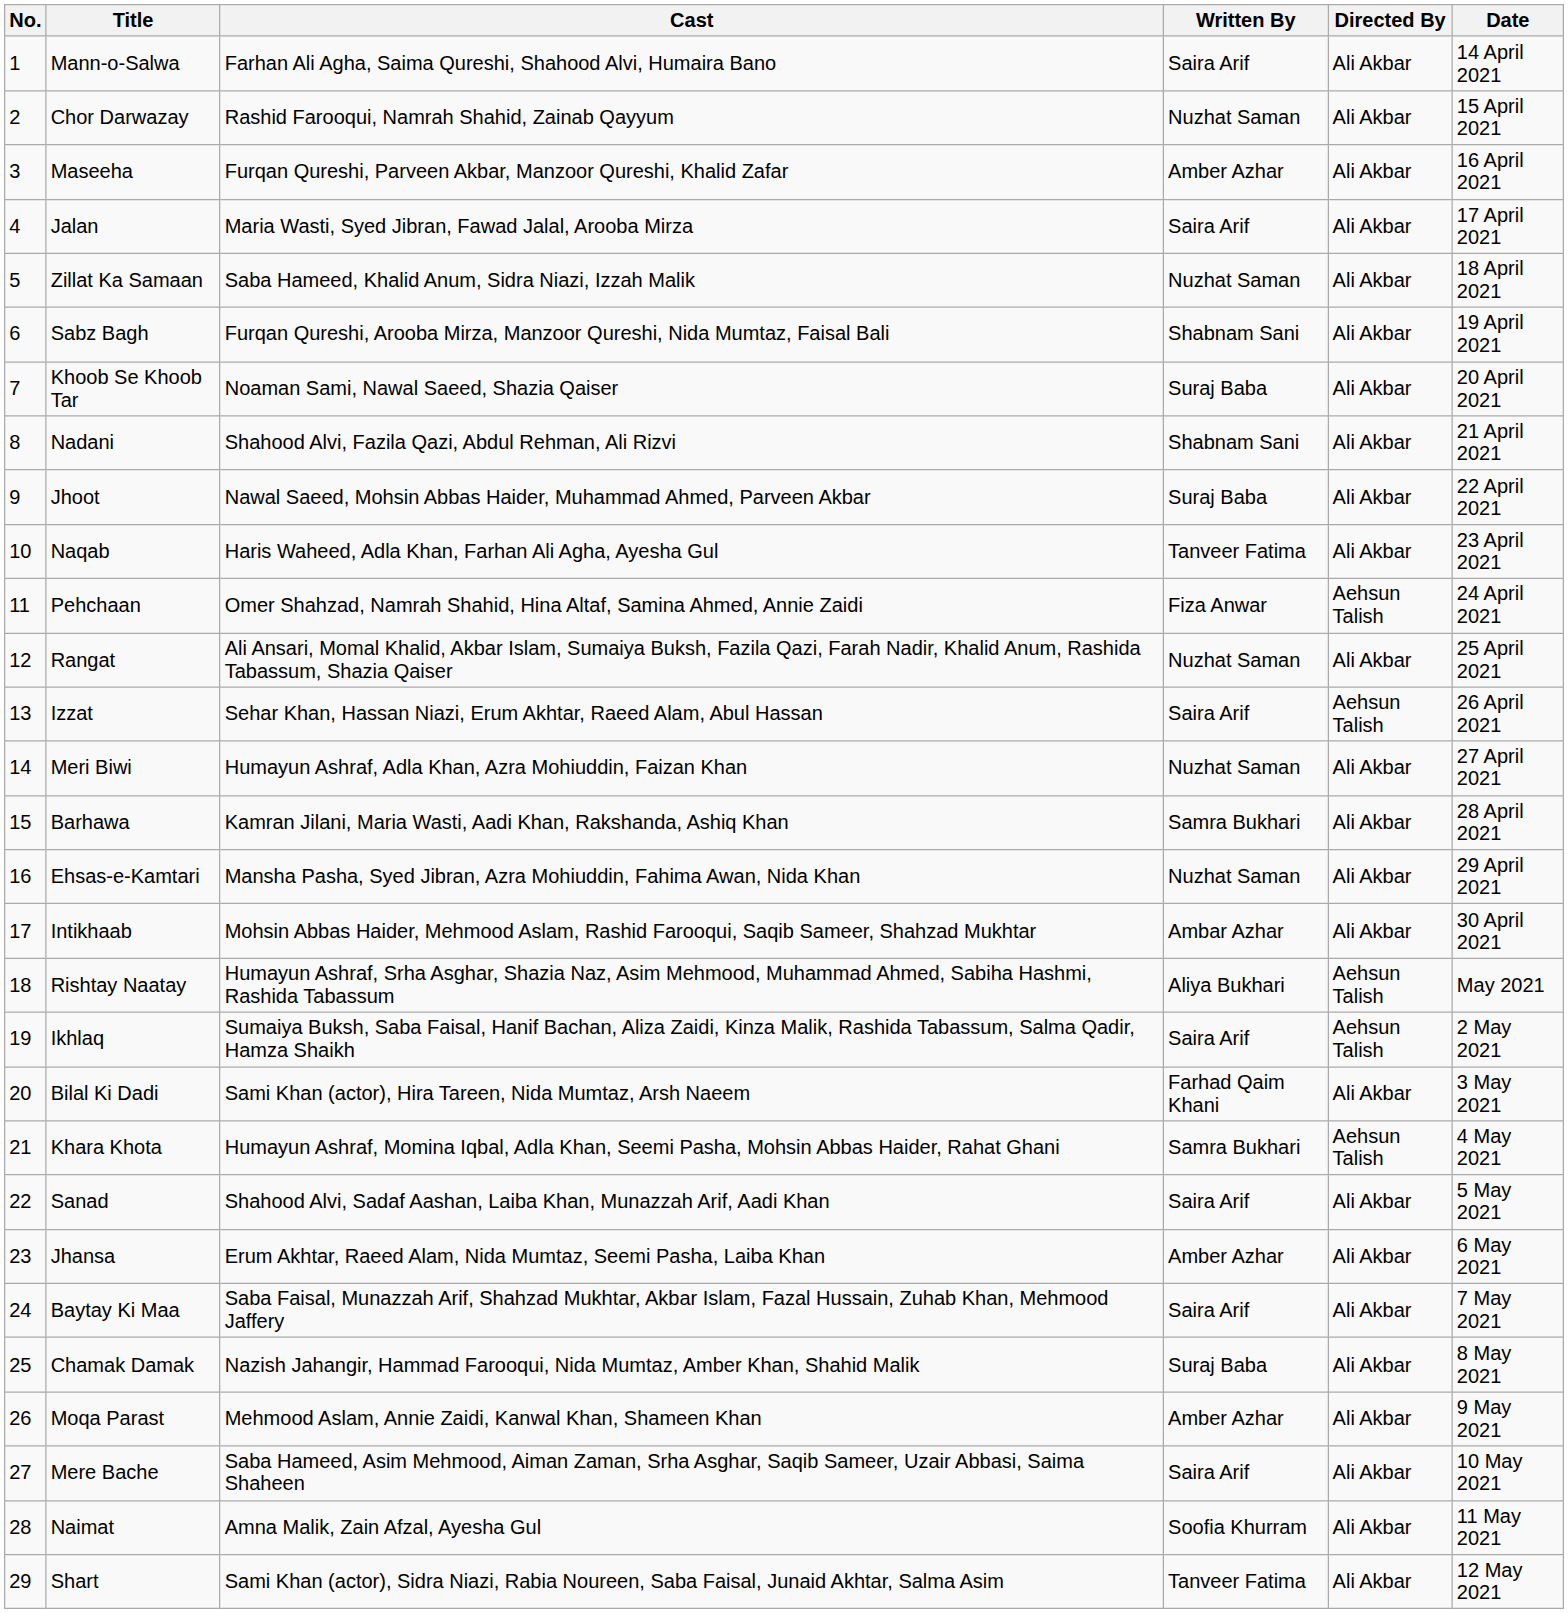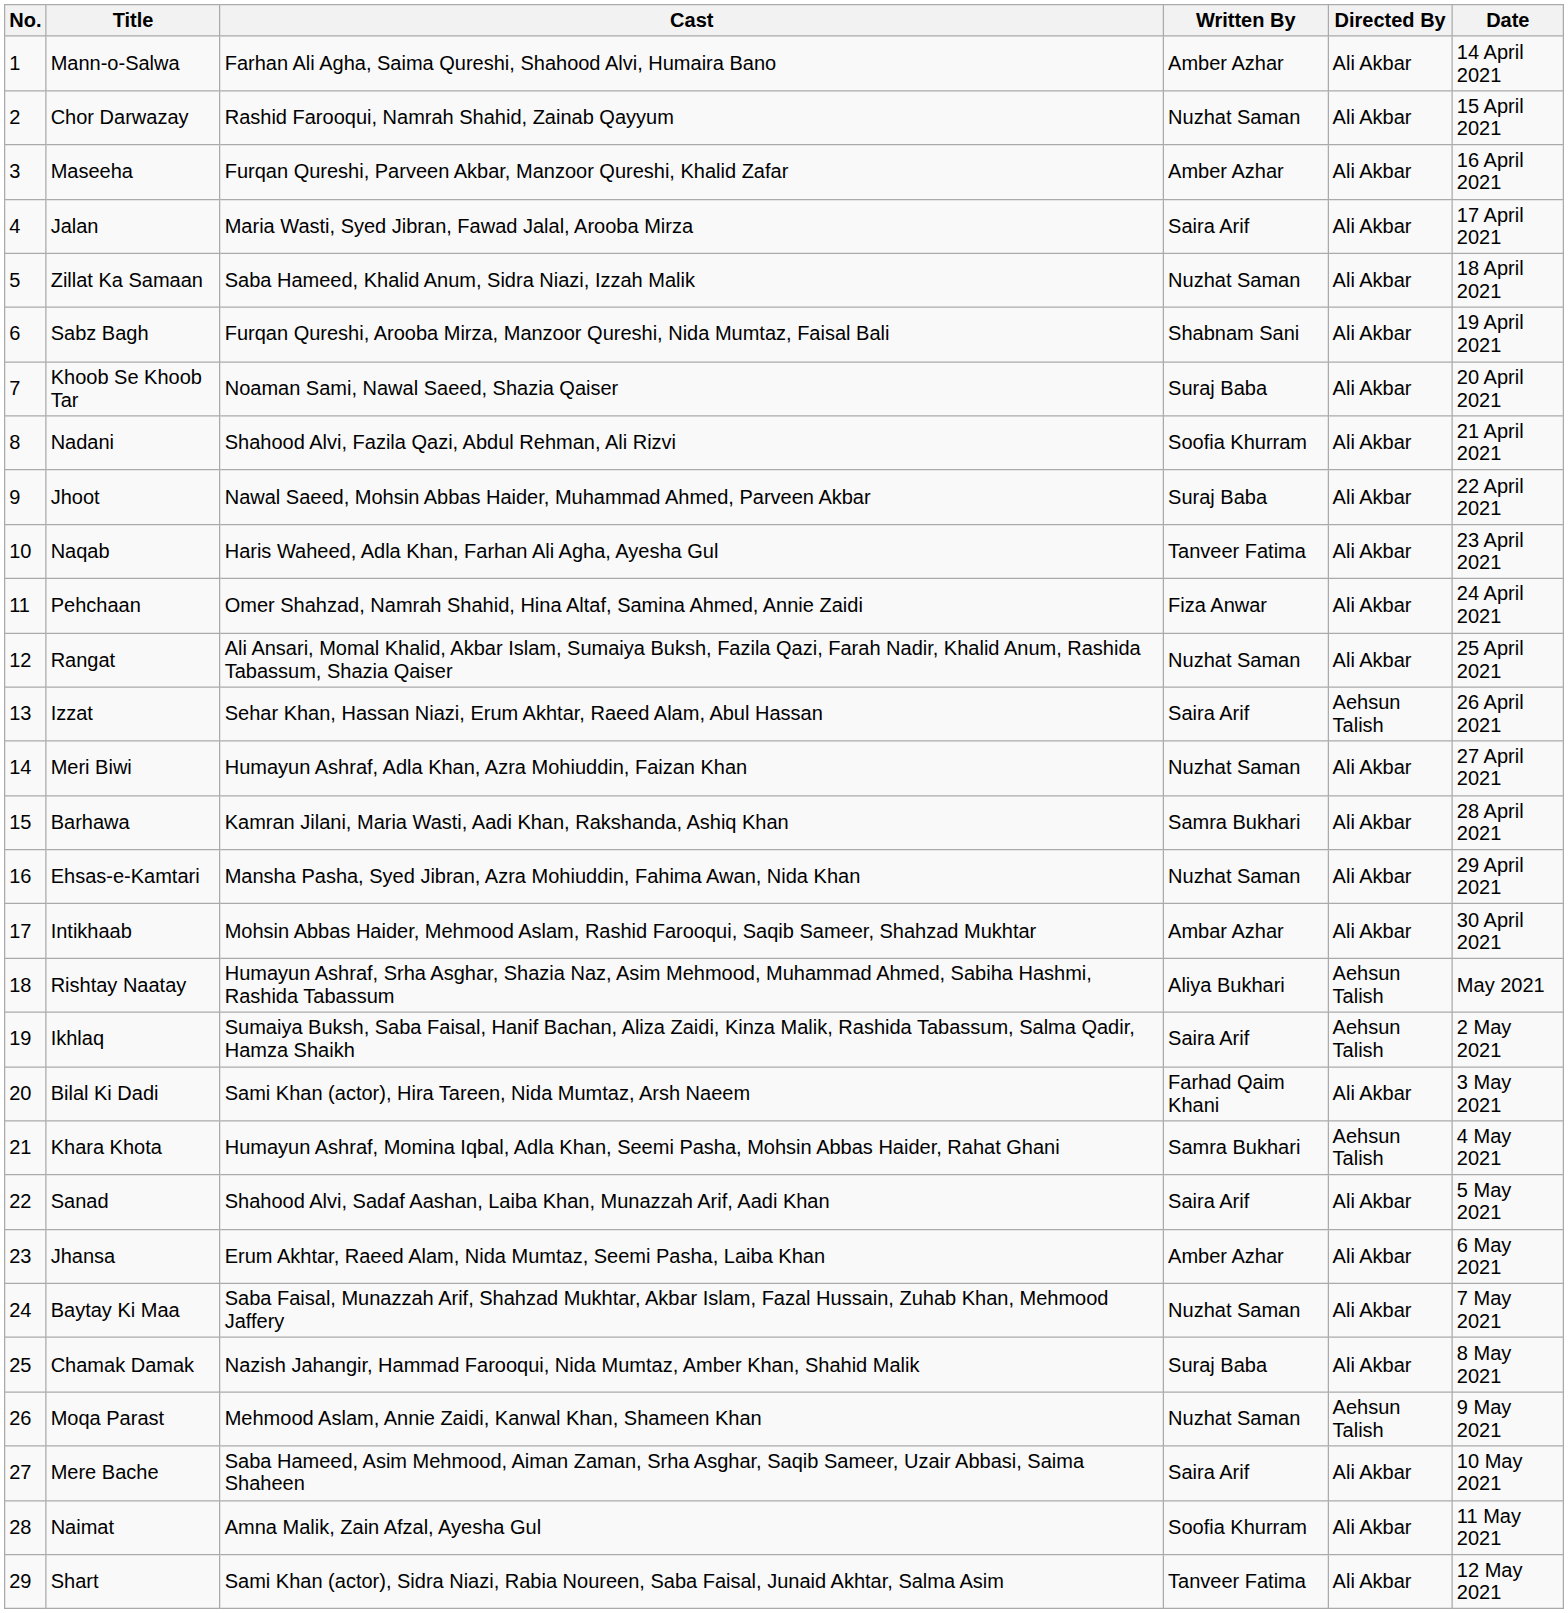(1209, 63) Saira Arif -> (1226, 63) Amber Azhar
(1234, 442) Shabnam Sani -> (1238, 442) Soofia Khurram
(1367, 605) Aehsun Talish -> (1372, 605) Ali Akbar
(1209, 1310) Saira Arif -> (1234, 1310) Nuzhat Saman
(1226, 1418) Amber Azhar -> (1234, 1418) Nuzhat Saman
(1372, 1418) Ali Akbar -> (1367, 1418) Aehsun Talish
